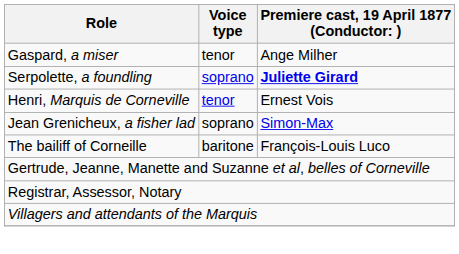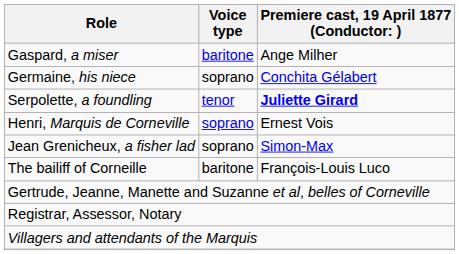(218, 54) tenor -> (228, 54) baritone
+ row: (72, 77)
(228, 77) soprano -> (218, 100) tenor
(218, 100) tenor -> (228, 123) soprano
